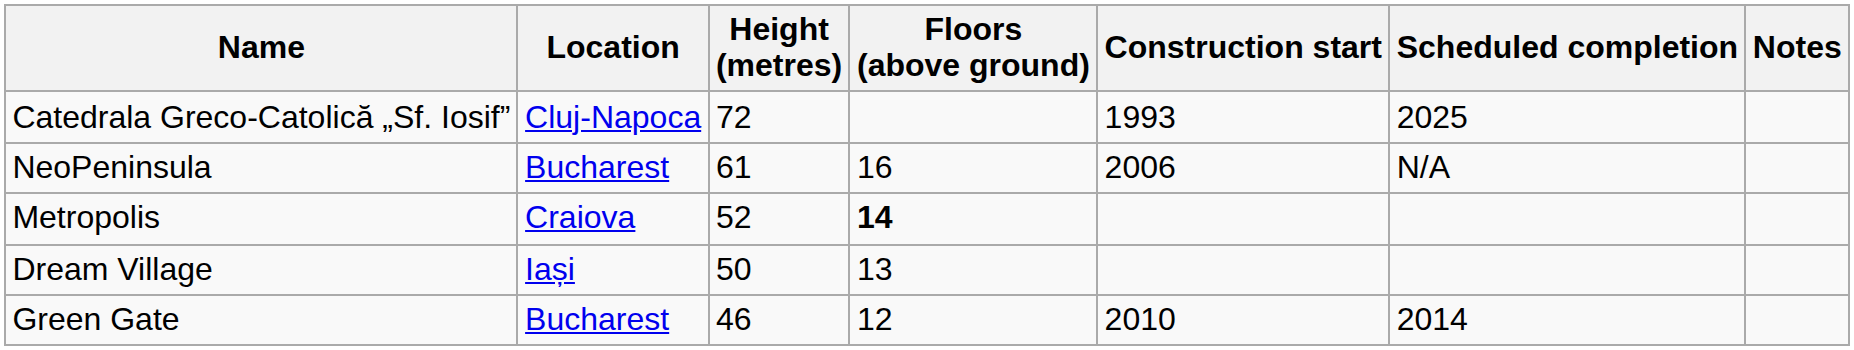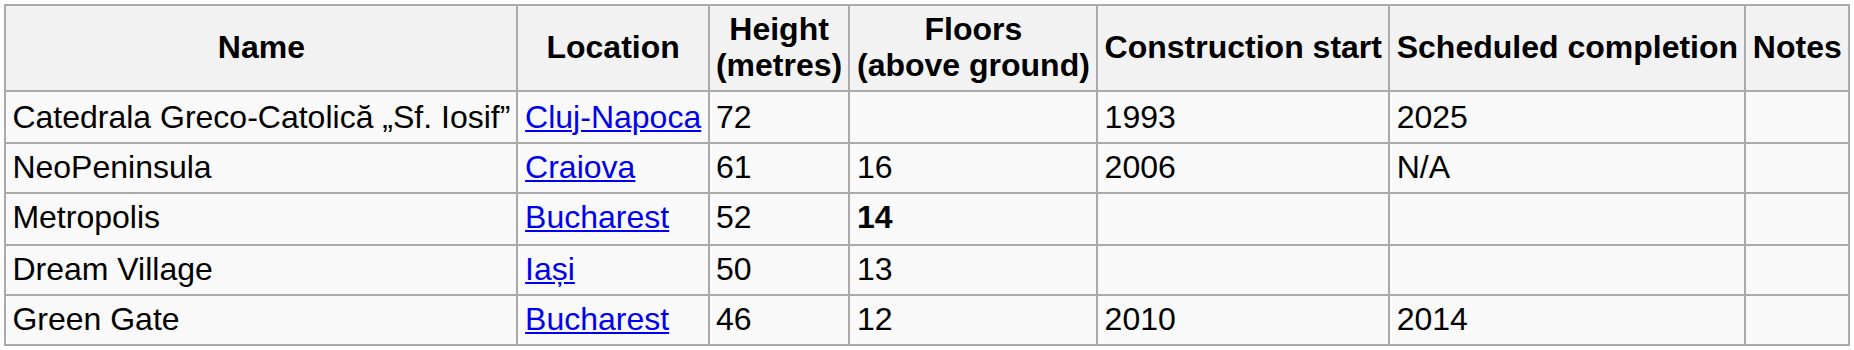(597, 167) Bucharest -> (580, 167) Craiova
(580, 218) Craiova -> (597, 218) Bucharest
